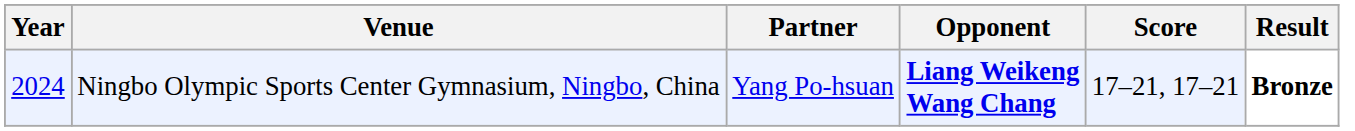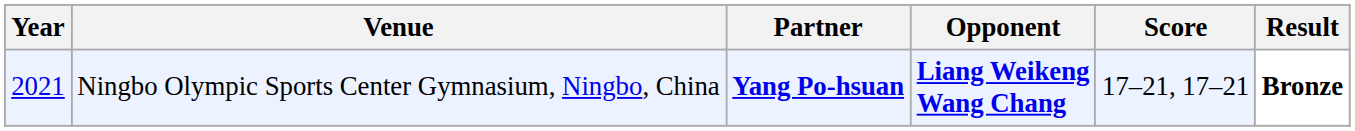(38, 86) 2024 -> (38, 86) 2021
(813, 86) normal -> (818, 86) bold
